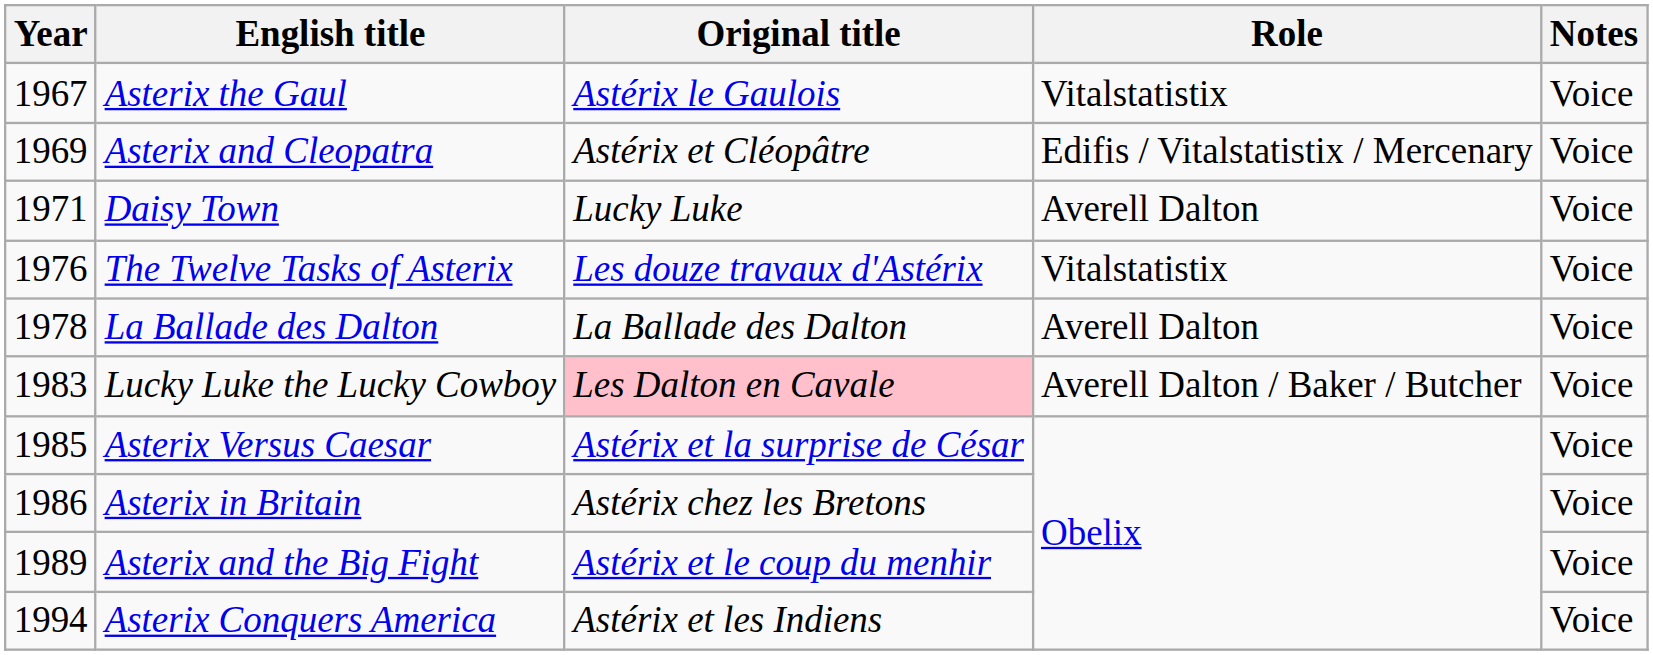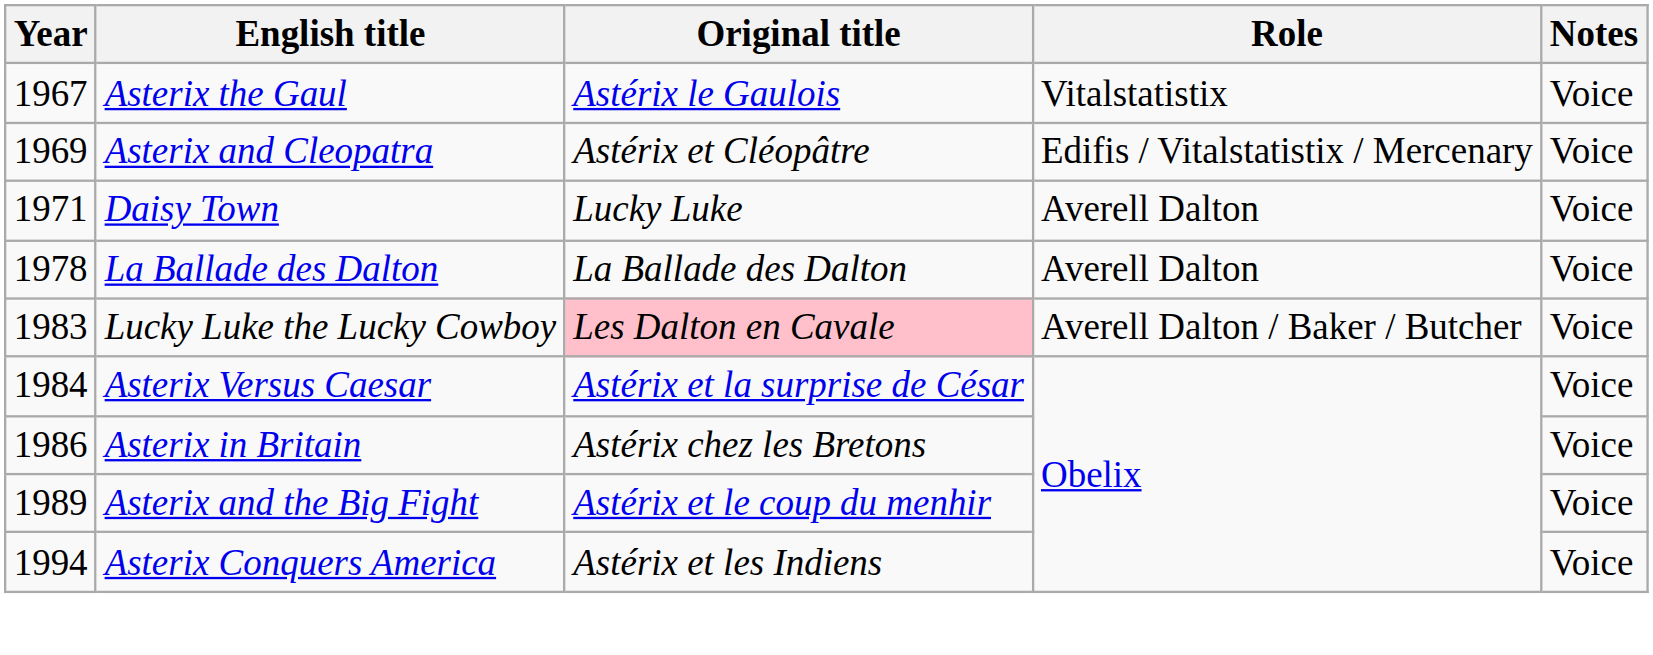- row: (309, 268)
(51, 444) 1985 -> (51, 385) 1984
